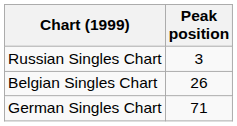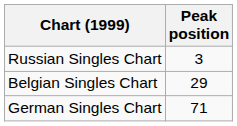(199, 83) 26 -> (199, 83) 29
